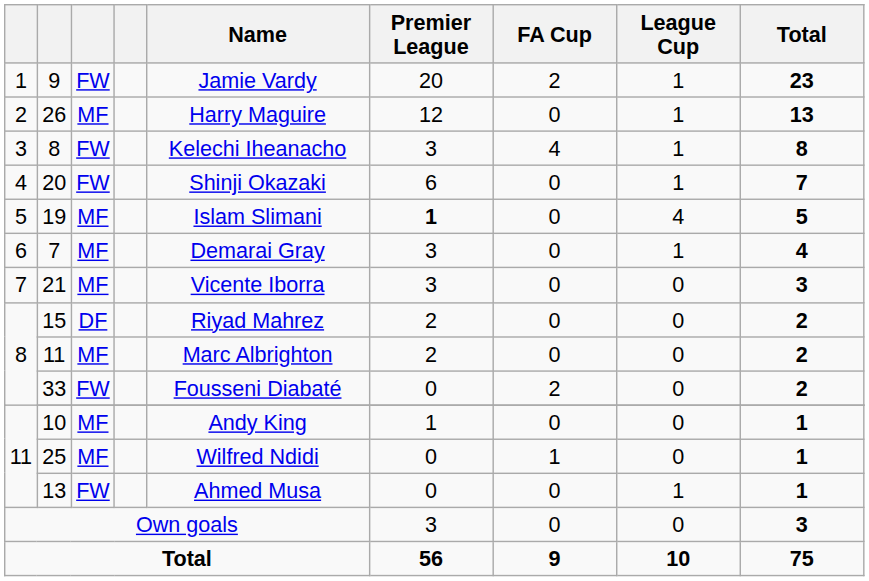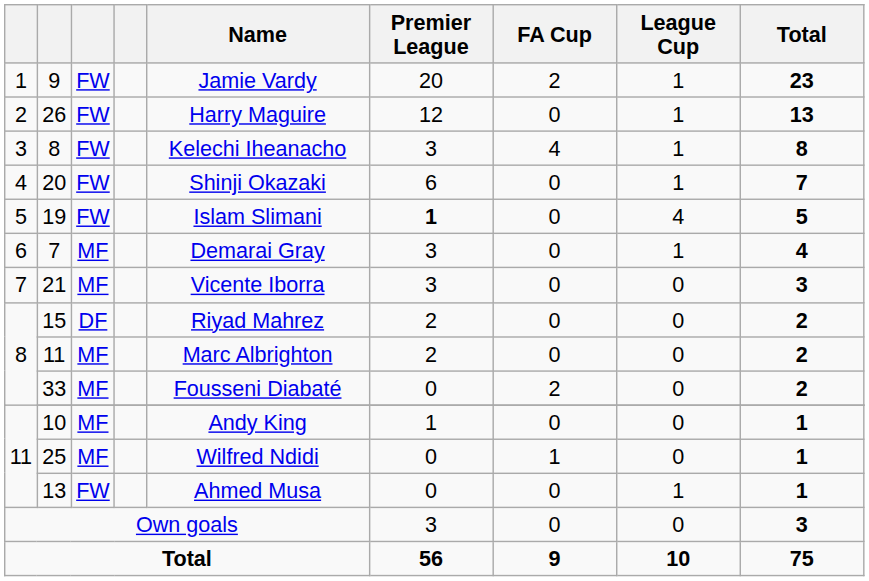(93, 114) MF -> (93, 114) FW
(93, 217) MF -> (93, 217) FW
(93, 388) FW -> (93, 388) MF
